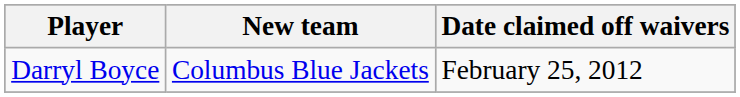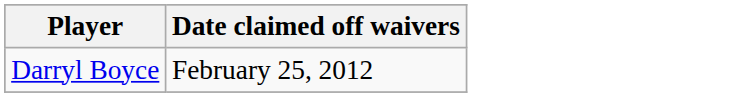- column: (300, 26)
